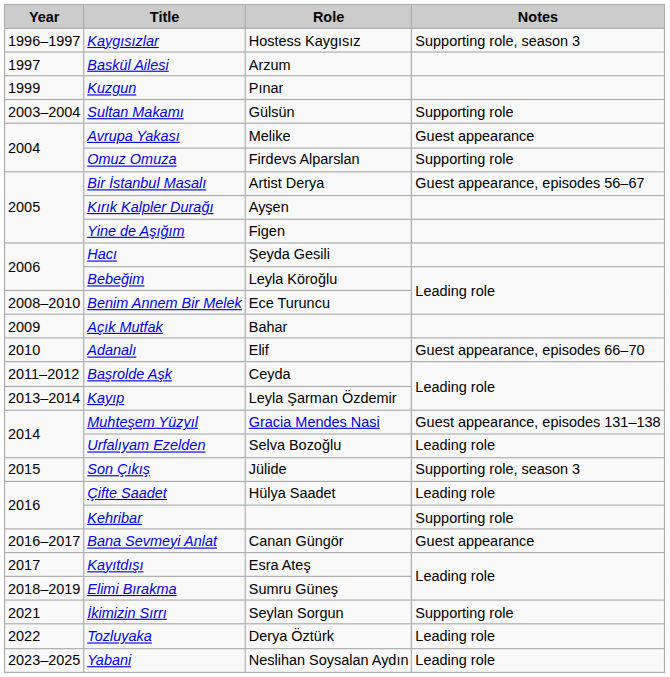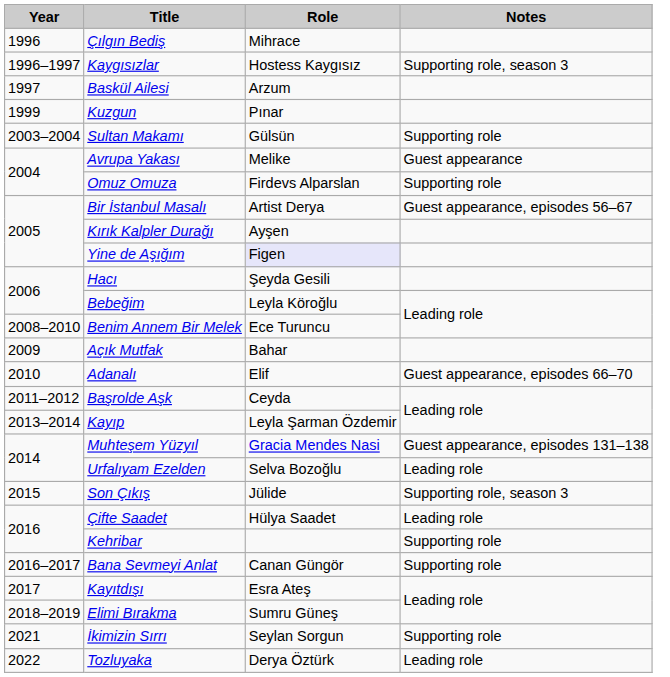+ row: (126, 40)
(267, 231) no background -> (267, 255) lavender background
(475, 541) Guest appearance -> (453, 565) Supporting role
- row: (109, 660)
